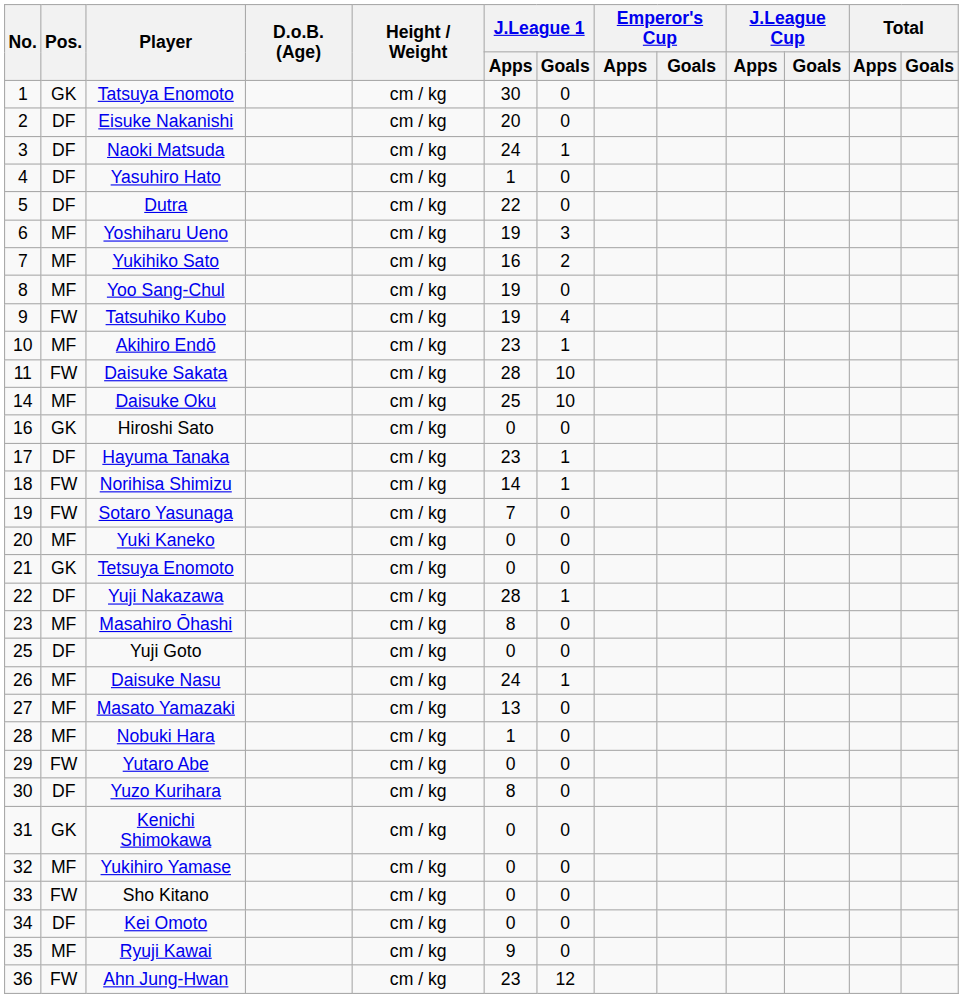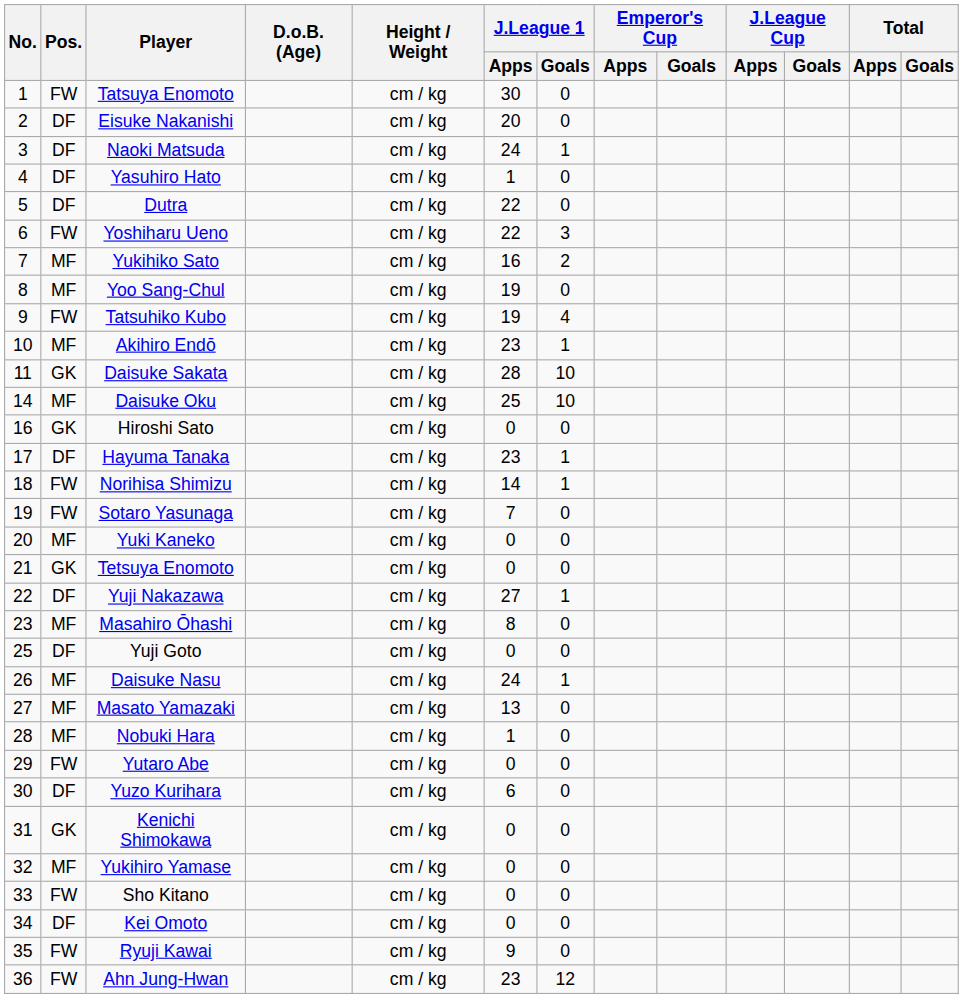(64, 94) GK -> (64, 94) FW
(64, 233) MF -> (64, 233) FW
(511, 233) 19 -> (511, 233) 22
(64, 373) FW -> (64, 373) GK
(511, 596) 28 -> (511, 596) 27
(511, 791) 8 -> (511, 791) 6
(64, 951) MF -> (64, 951) FW
